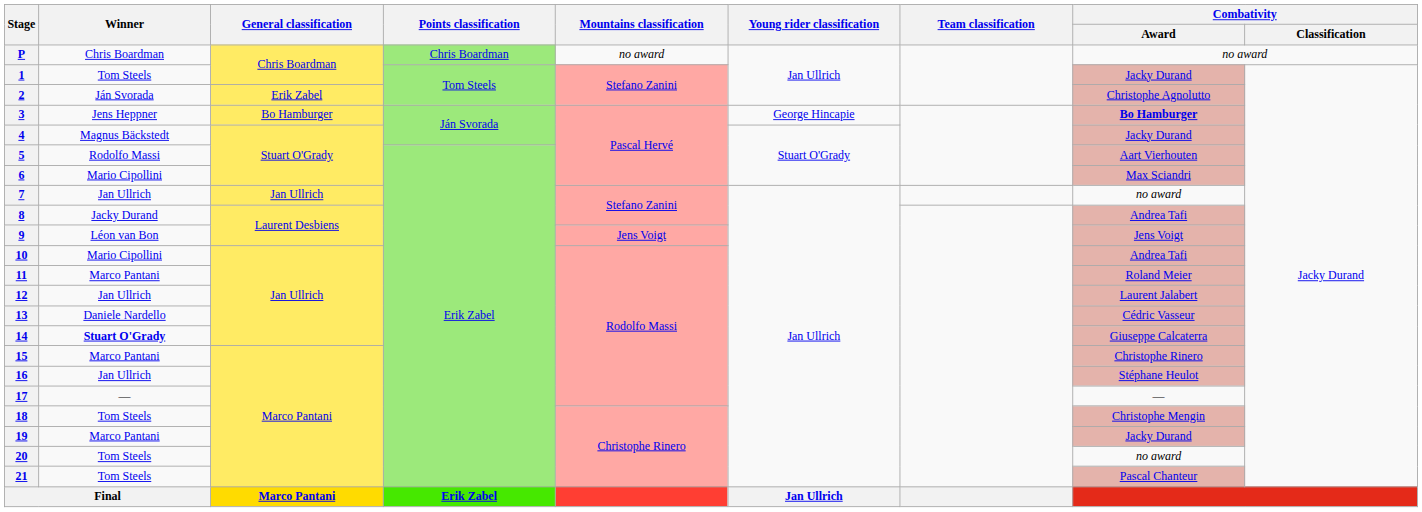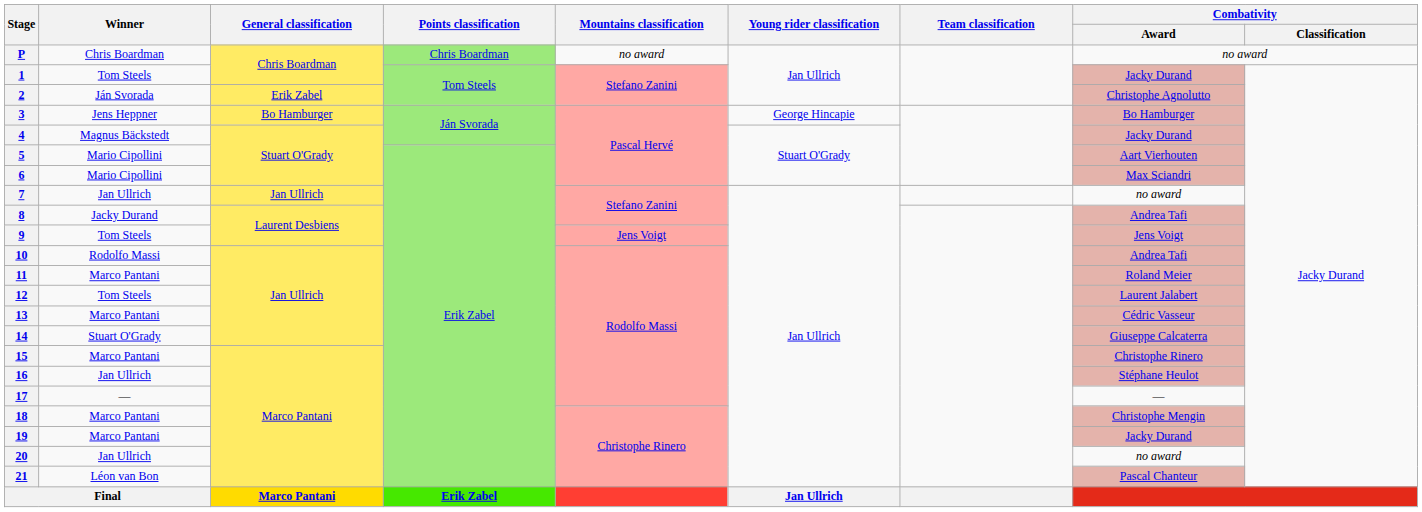(1159, 115) bold -> (1159, 115) normal
(125, 155) Rodolfo Massi -> (125, 155) Mario Cipollini
(125, 235) Léon van Bon -> (125, 235) Tom Steels
(125, 255) Mario Cipollini -> (125, 255) Rodolfo Massi
(125, 296) Jan Ullrich -> (125, 296) Tom Steels
(125, 316) Daniele Nardello -> (125, 316) Marco Pantani
(125, 336) bold -> (125, 336) normal
(125, 416) Tom Steels -> (125, 416) Marco Pantani
(125, 456) Tom Steels -> (125, 456) Jan Ullrich
(125, 476) Tom Steels -> (125, 476) Léon van Bon
